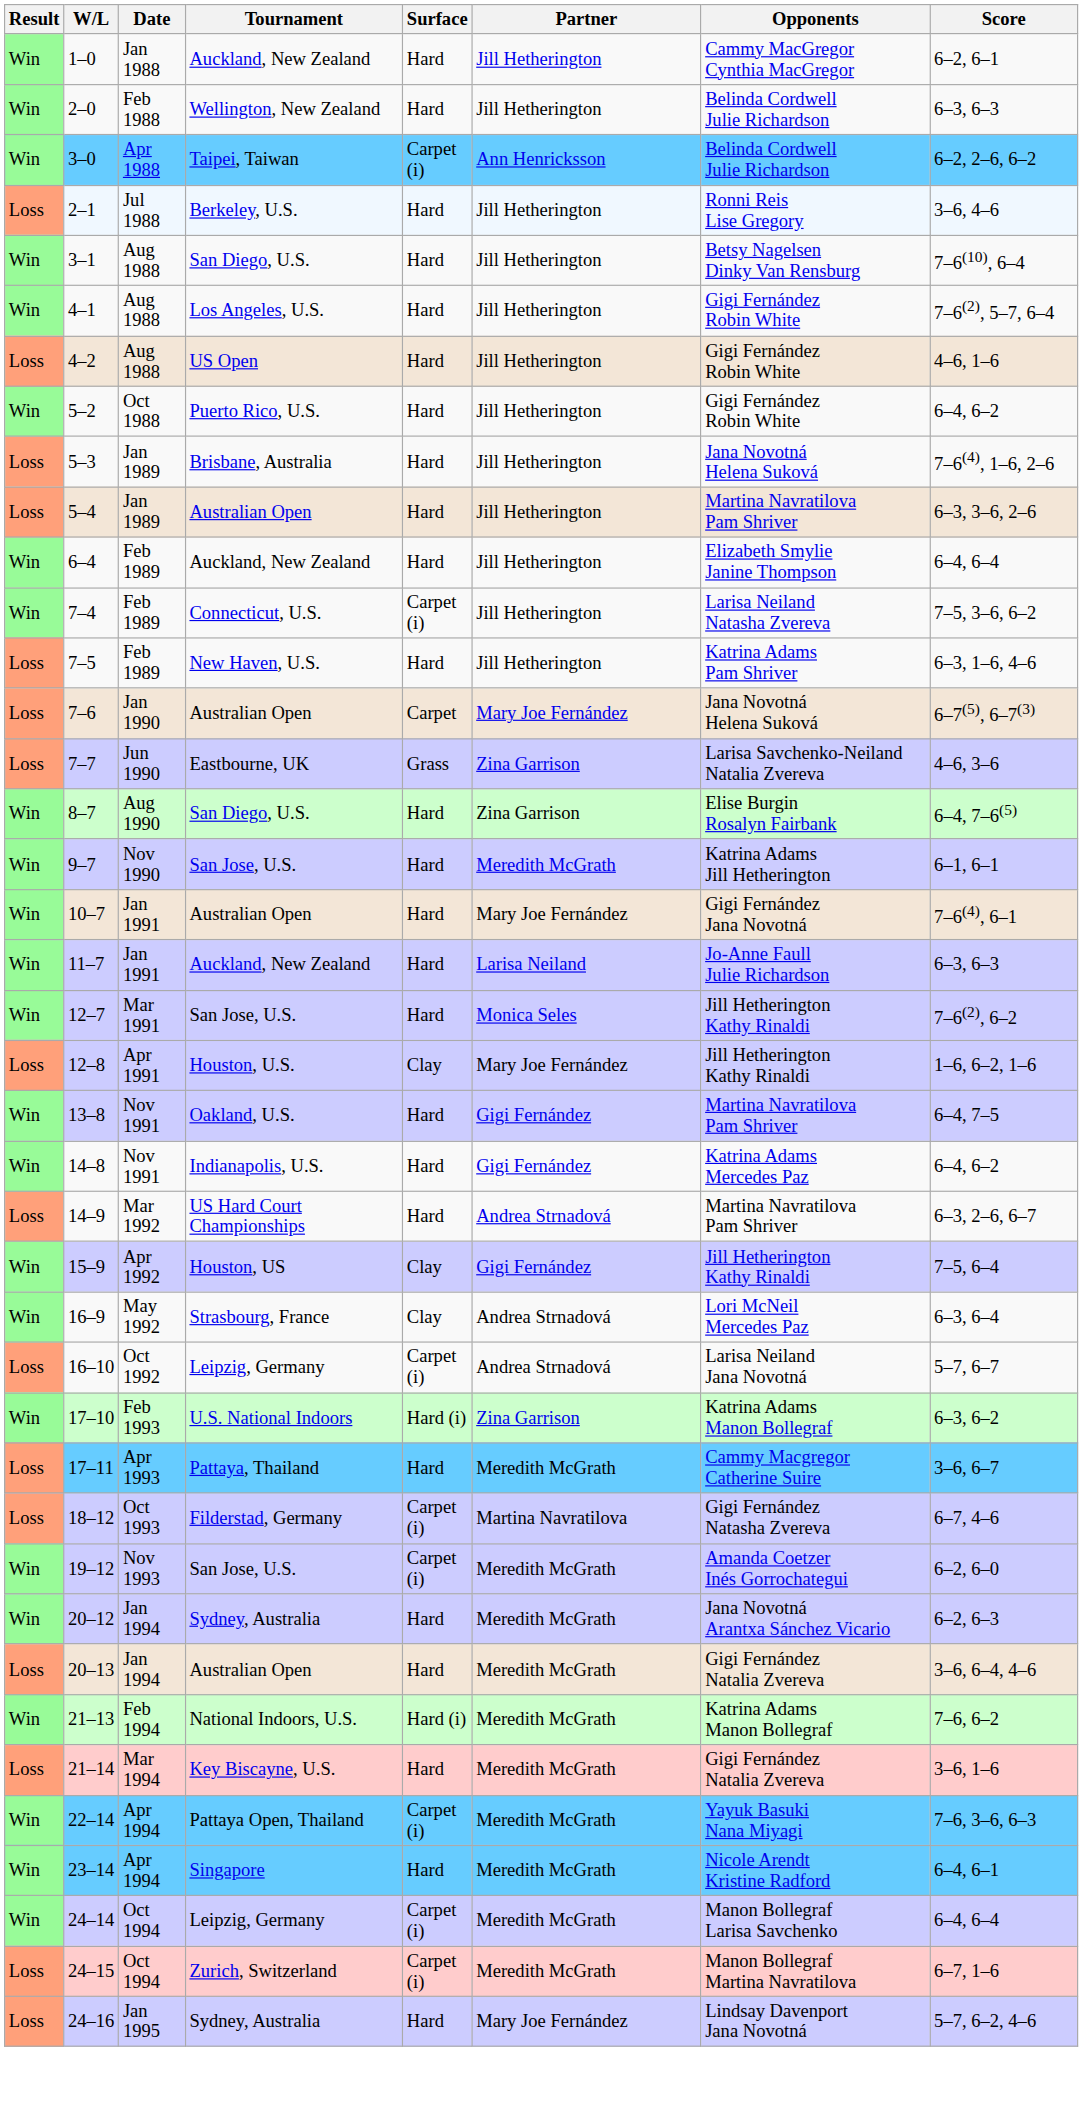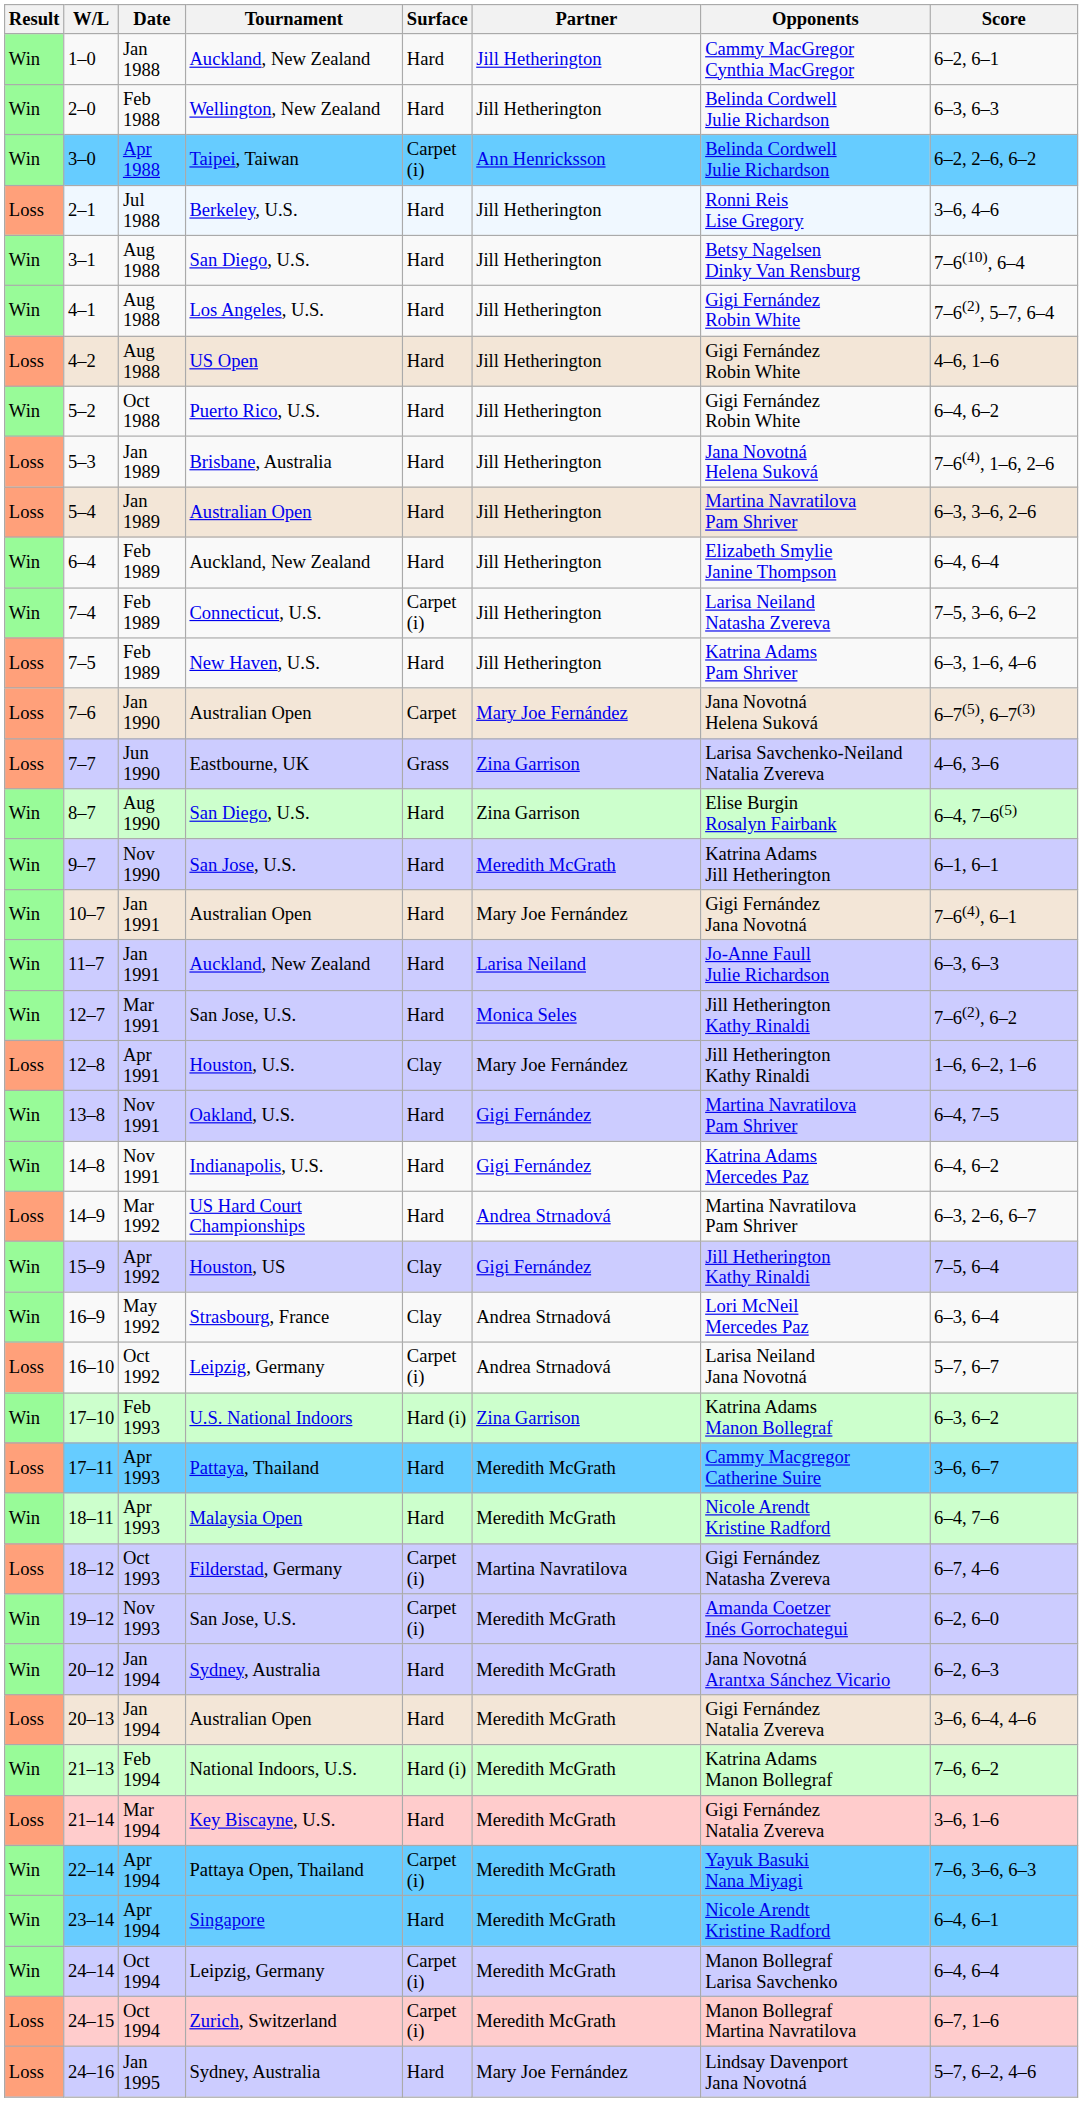+ row: (91, 1518)
